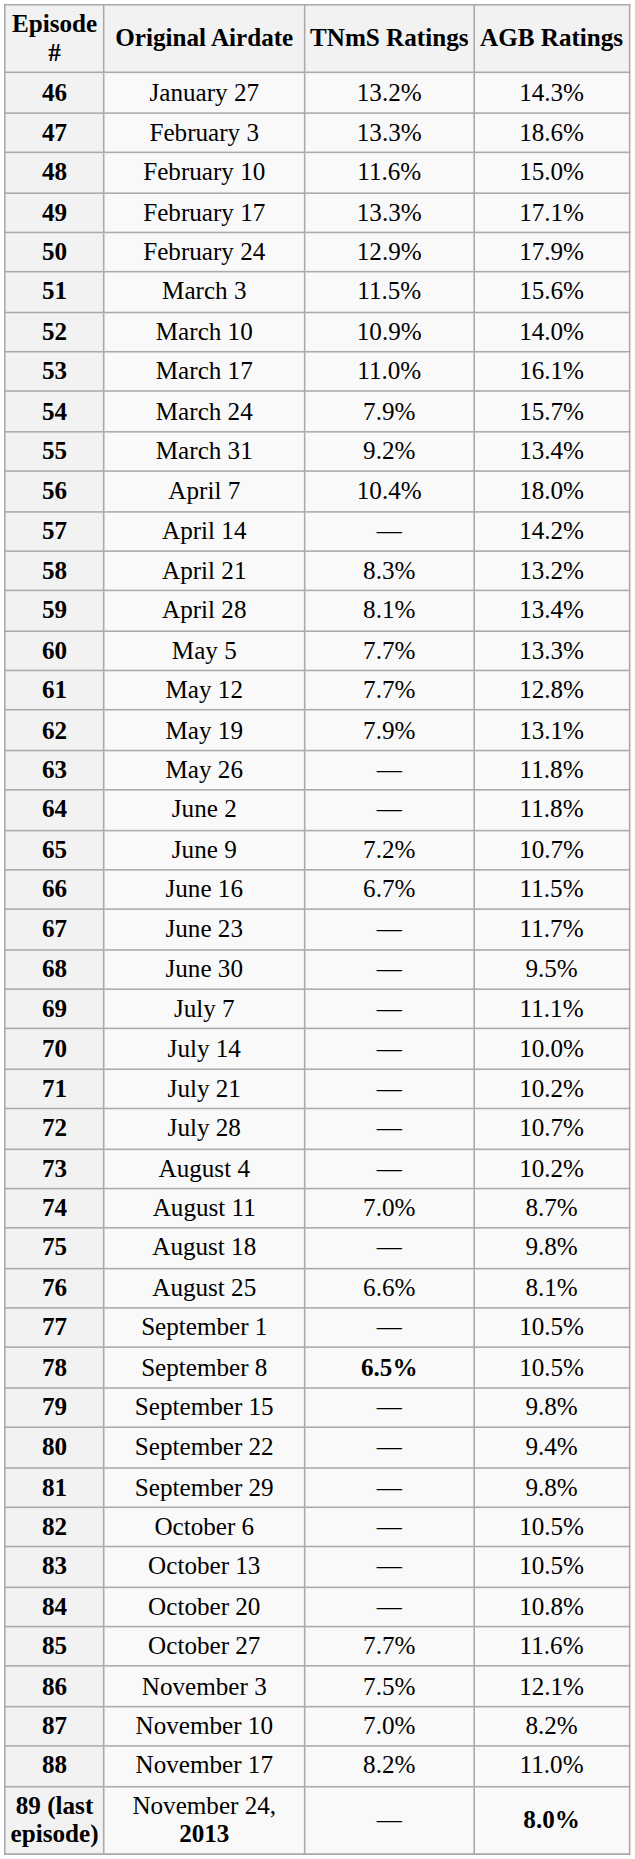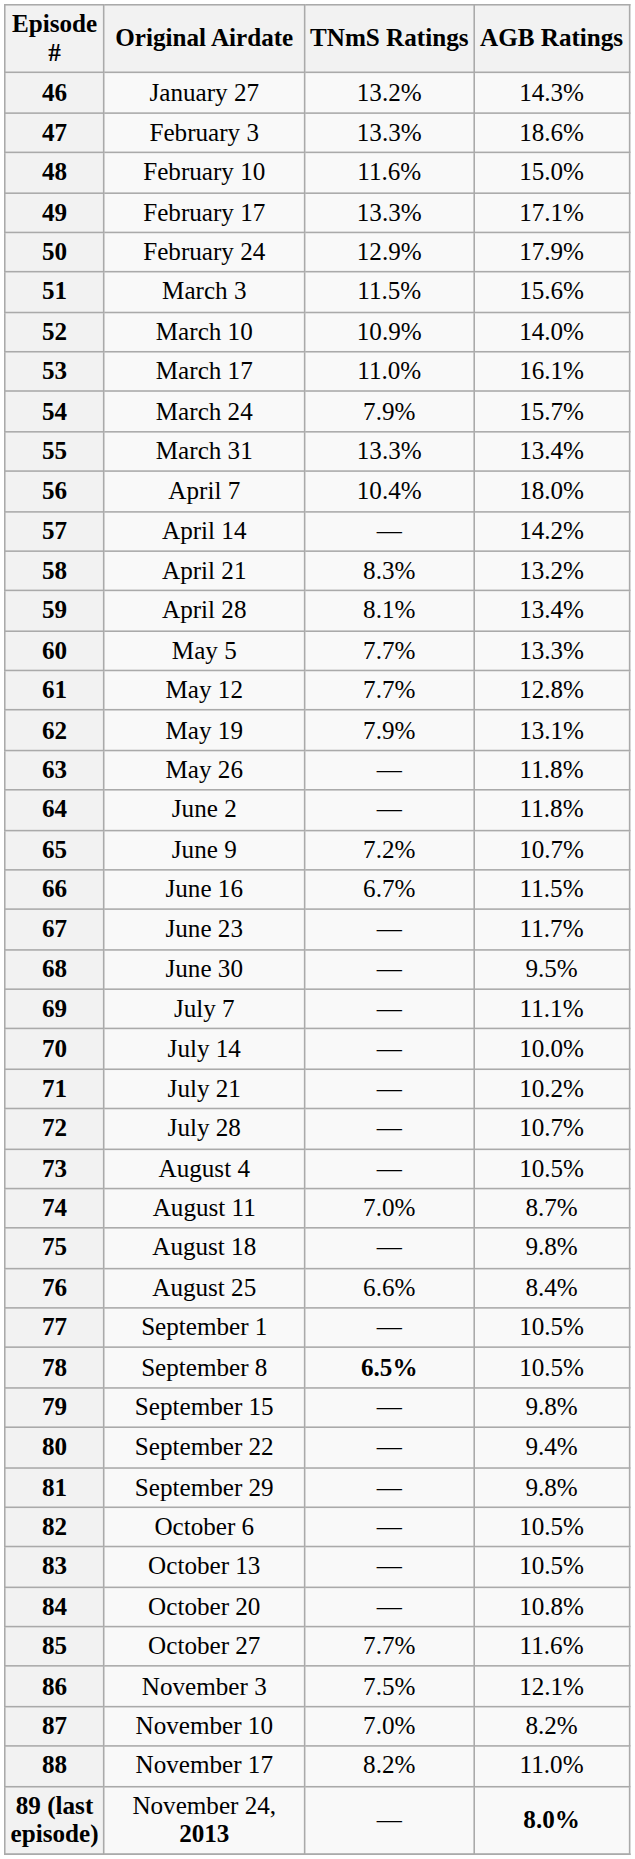(389, 451) 9.2% -> (389, 451) 13.3%
(552, 1168) 10.2% -> (552, 1168) 10.5%
(552, 1287) 8.1% -> (552, 1287) 8.4%
